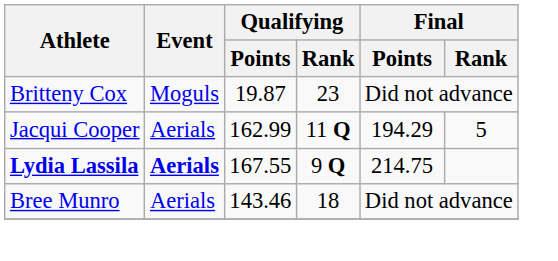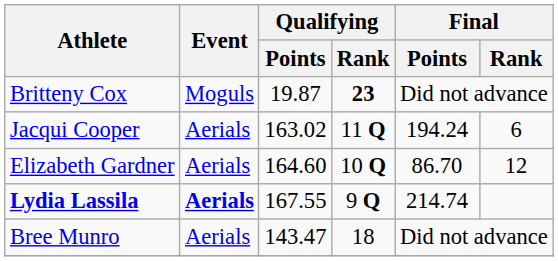(328, 93) normal -> (363, 93) bold
(260, 129) 162.99 -> (295, 129) 163.02
(402, 129) 194.29 -> (437, 129) 194.24
(481, 129) 5 -> (516, 129) 6
+ row: (92, 165)
(402, 165) 214.75 -> (437, 201) 214.74
(260, 201) 143.46 -> (295, 237) 143.47
